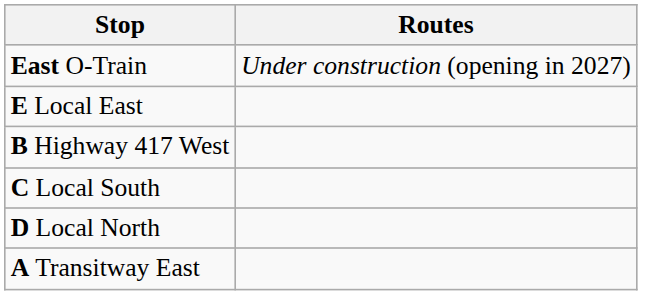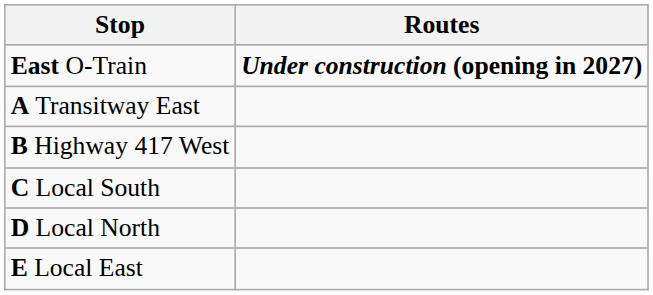(436, 65) normal -> (442, 65) bold
rows swapped: (105, 268) <-> (77, 106)
